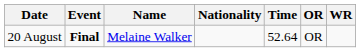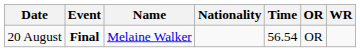(282, 36) 52.64 -> (282, 36) 56.54
